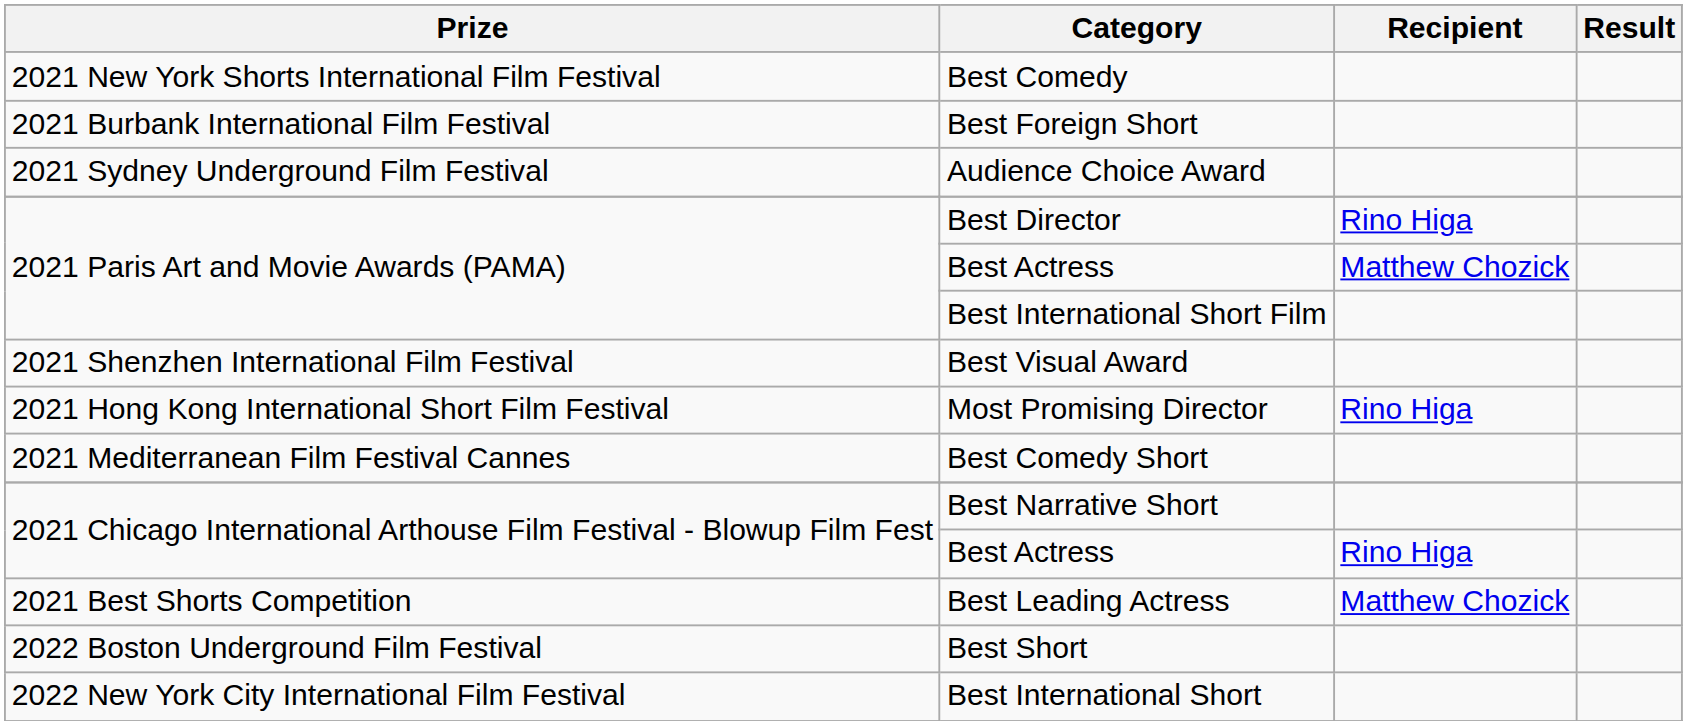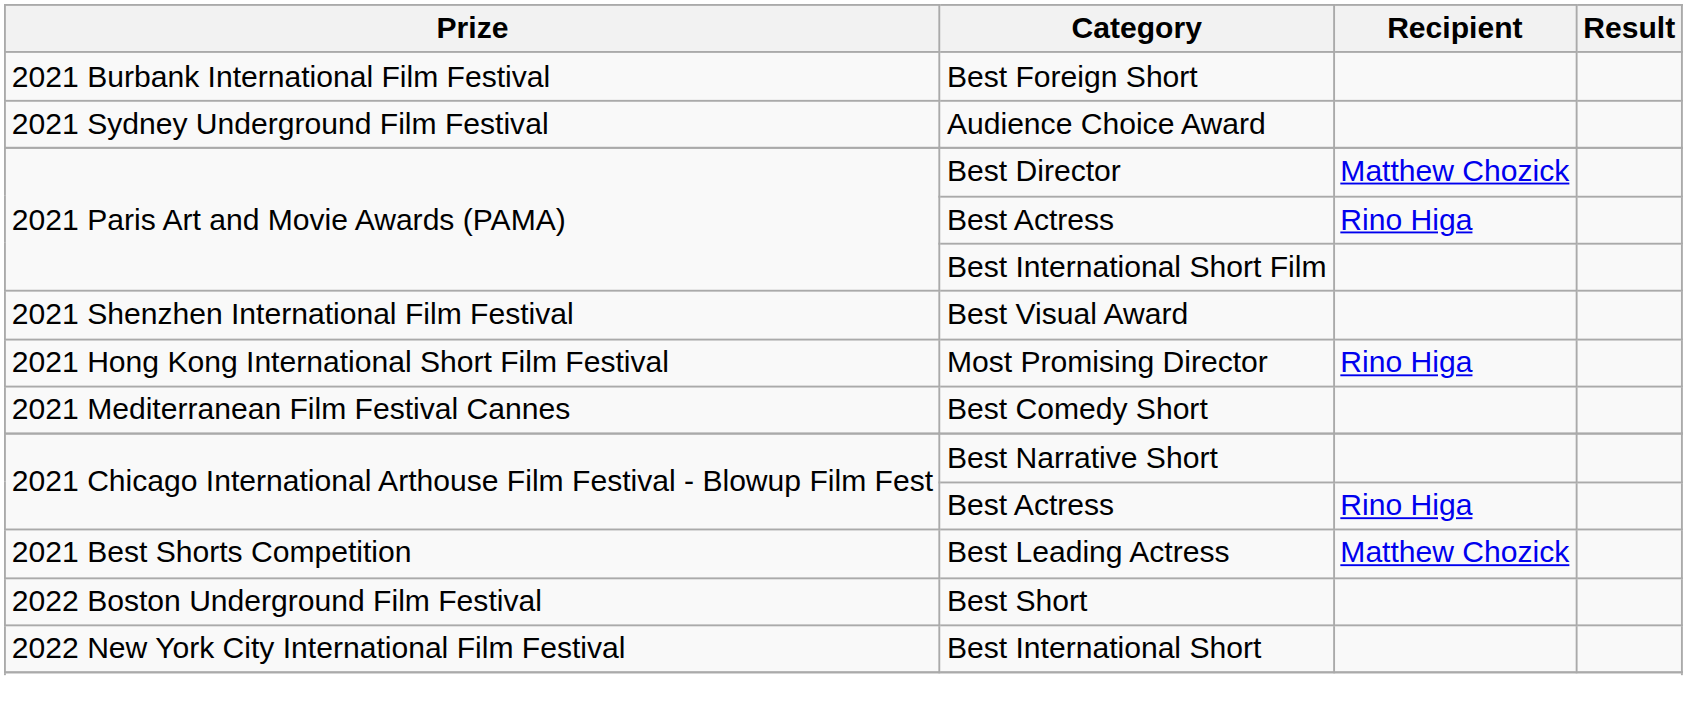- row: (336, 76)
(1406, 219) Rino Higa -> (1455, 171) Matthew Chozick
(1455, 266) Matthew Chozick -> (1406, 219) Rino Higa
